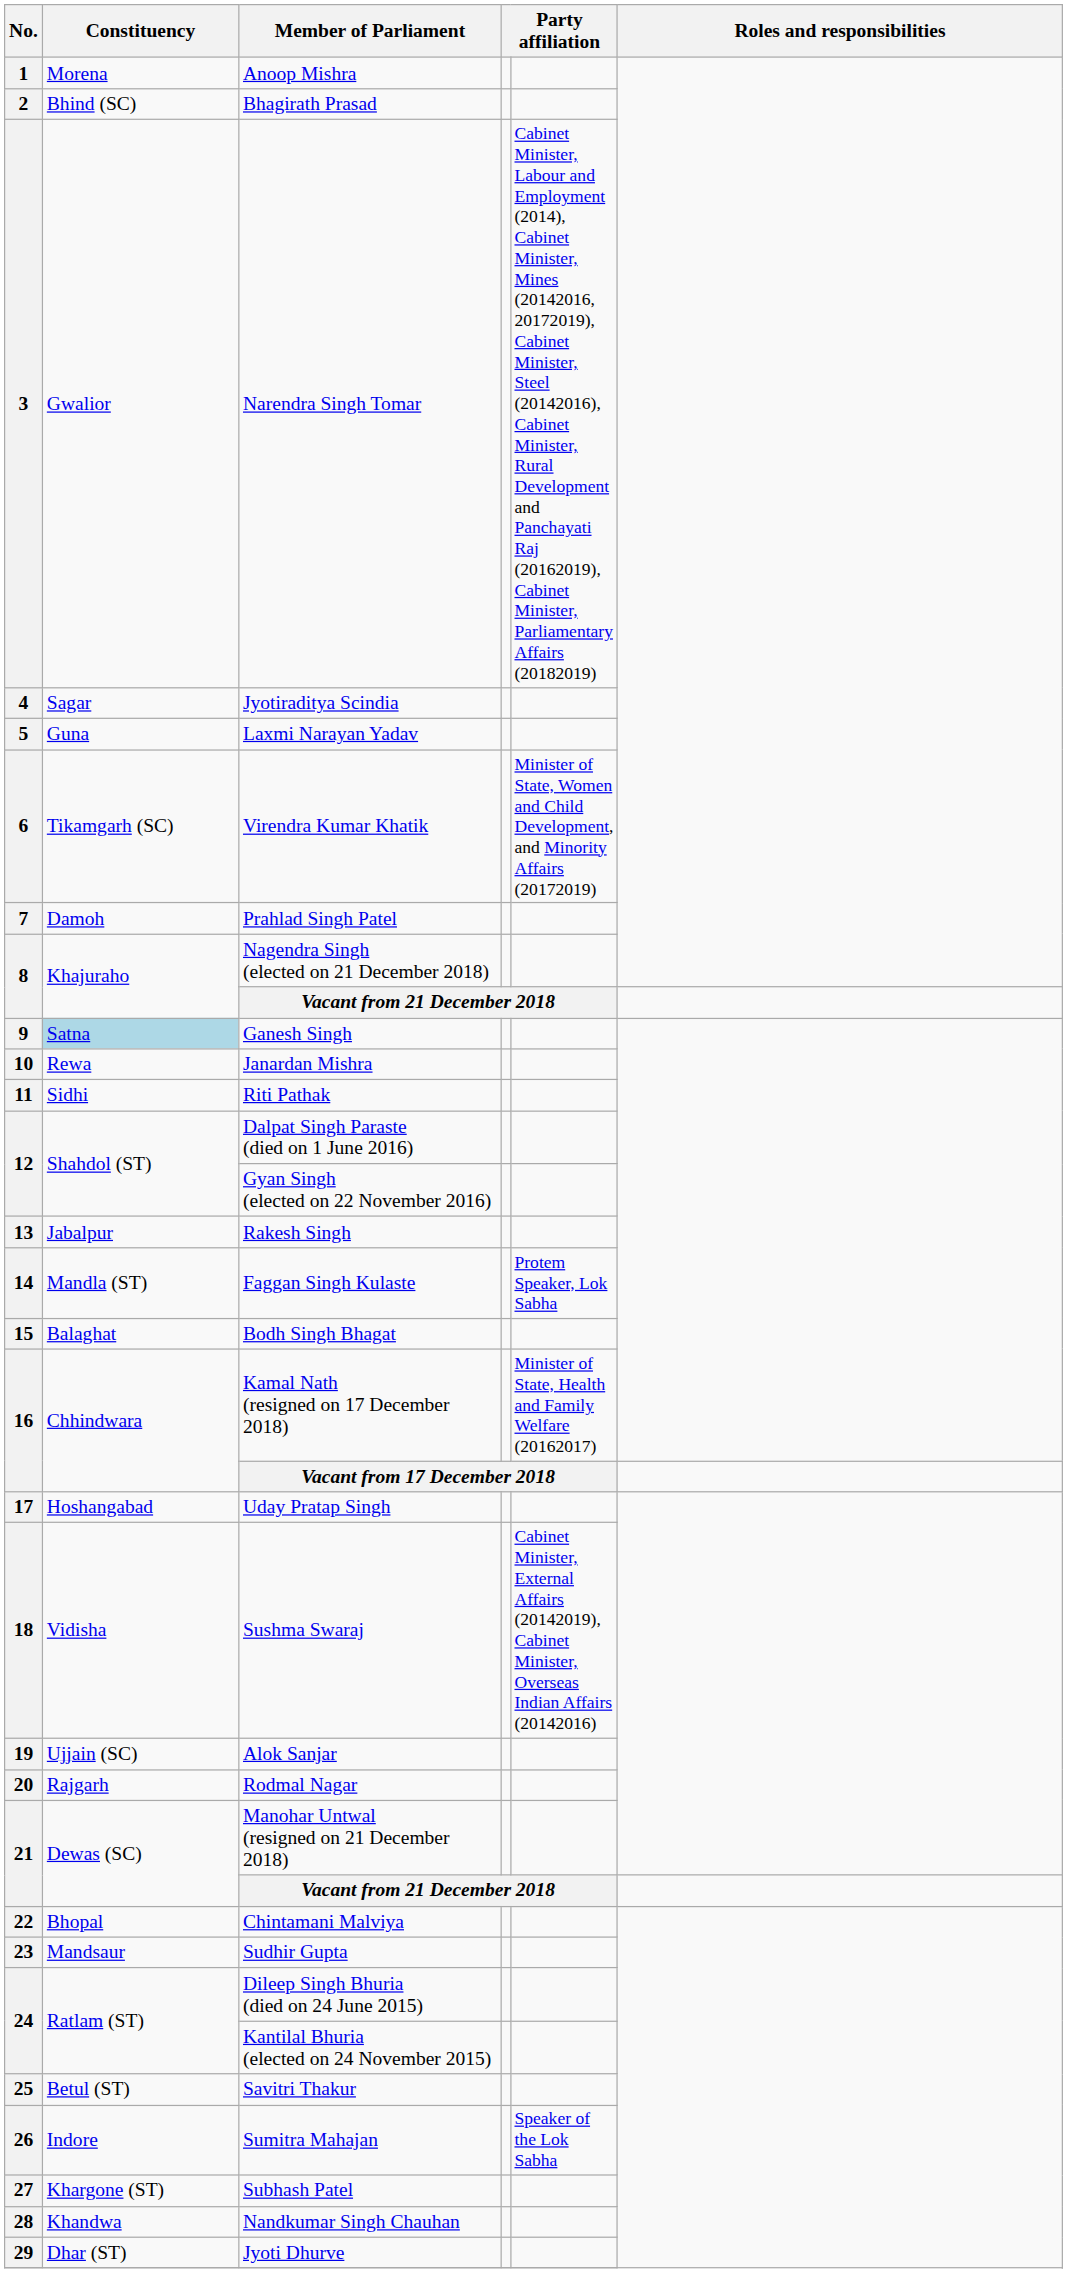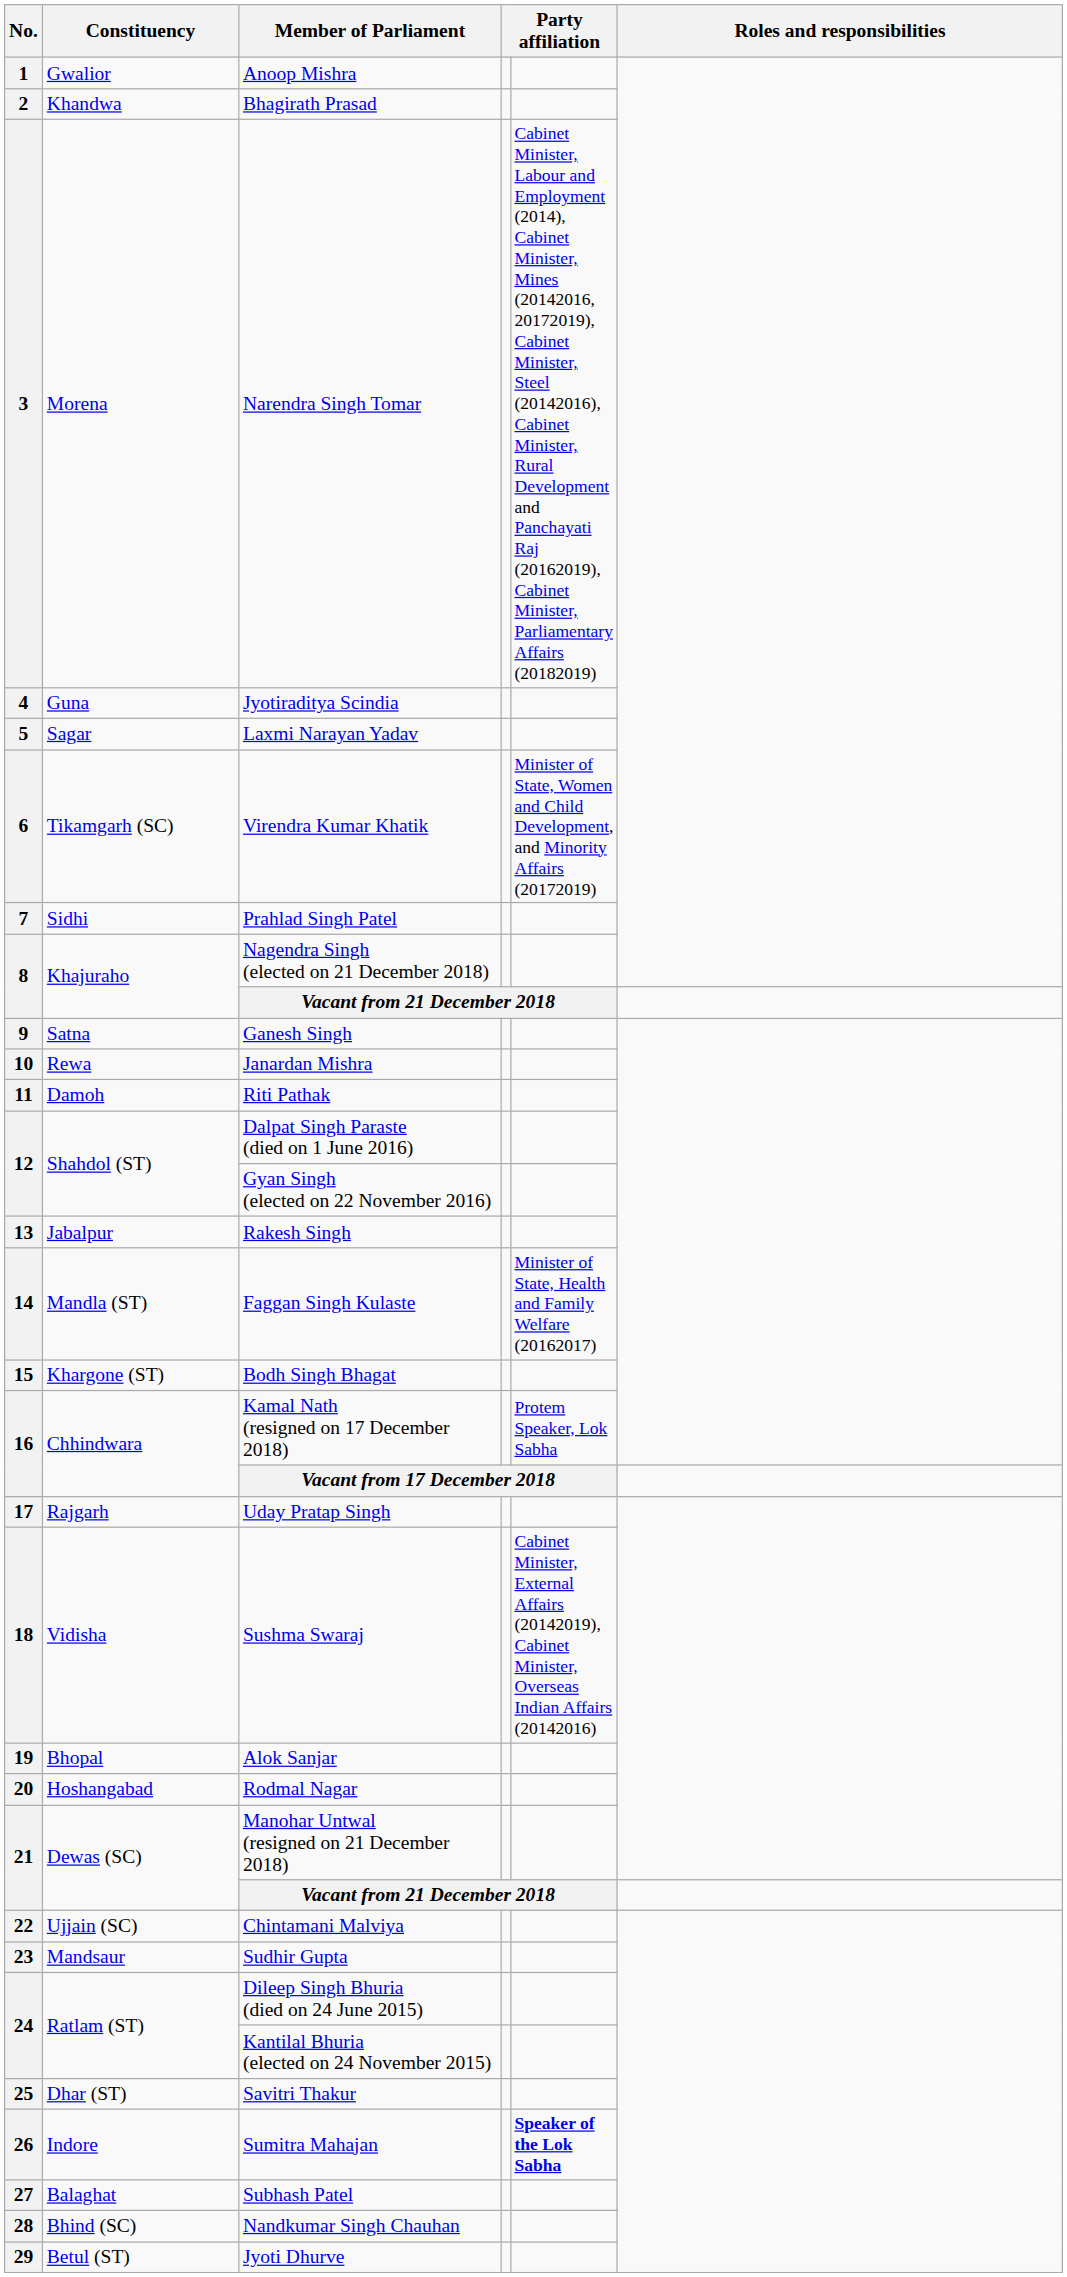(77, 72) Morena -> (79, 72) Gwalior
(92, 103) Bhind (SC) -> (84, 103) Khandwa
(79, 403) Gwalior -> (77, 403) Morena
(69, 703) Sagar -> (68, 703) Guna
(68, 733) Guna -> (69, 733) Sagar
(76, 918) Damoh -> (67, 918) Sidhi
(69, 1033) lightblue background -> (69, 1033) no background
(67, 1095) Sidhi -> (76, 1095) Damoh
(561, 1282) Protem Speaker, Lok Sabha -> (560, 1303) Minister of State, Health and Family Welfare (20162017)
(82, 1333) Balaghat -> (105, 1374) Khargone (ST)
(560, 1404) Minister of State, Health and Family Welfare (20162017) -> (561, 1427) Protem Speaker, Lok Sabha
(100, 1507) Hoshangabad -> (78, 1511) Rajgarh
(92, 1753) Ujjain (SC) -> (75, 1758) Bhopal
(78, 1784) Rajgarh -> (100, 1789) Hoshangabad
(75, 1921) Bhopal -> (92, 1925) Ujjain (SC)
(88, 2089) Betul (ST) -> (87, 2093) Dhar (ST)
(552, 2139) normal -> (555, 2144) bold
(105, 2190) Khargone (ST) -> (82, 2195) Balaghat
(84, 2221) Khandwa -> (92, 2226) Bhind (SC)
(87, 2252) Dhar (ST) -> (88, 2257) Betul (ST)
